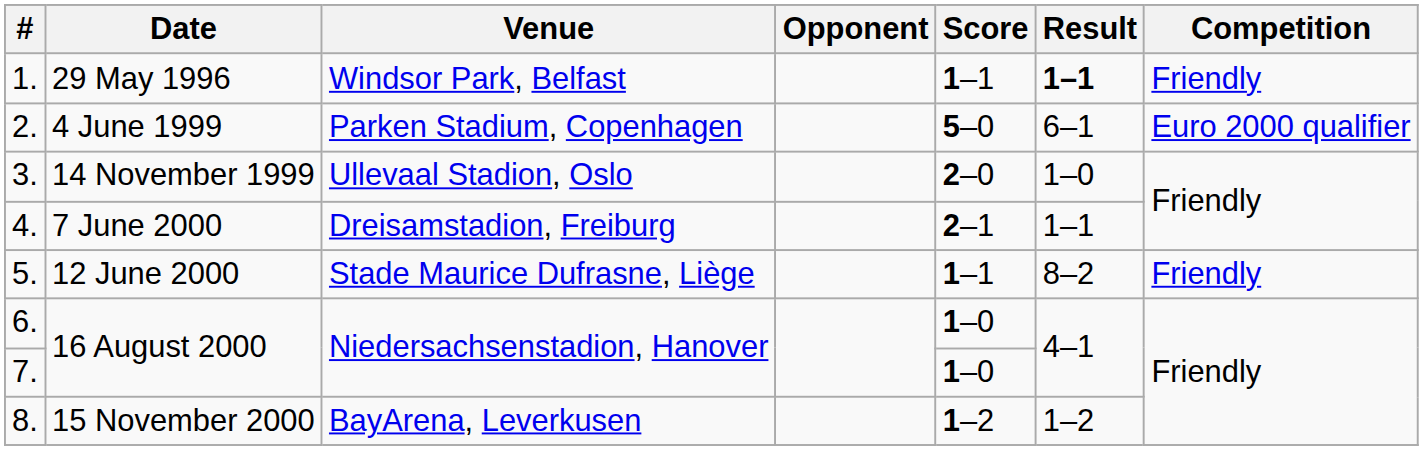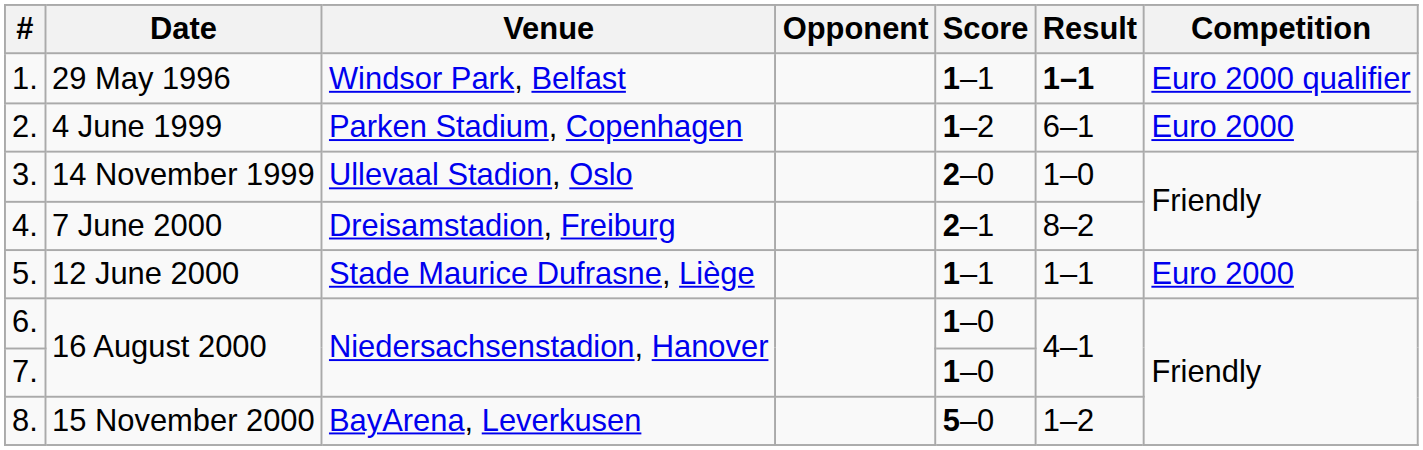(1206, 77) Friendly -> (1281, 77) Euro 2000 qualifier
(968, 126) 5–0 -> (968, 126) 1–2
(1281, 126) Euro 2000 qualifier -> (1223, 126) Euro 2000
(1069, 224) 1–1 -> (1069, 224) 8–2
(1069, 273) 8–2 -> (1069, 273) 1–1
(1206, 273) Friendly -> (1223, 273) Euro 2000
(968, 420) 1–2 -> (968, 420) 5–0
